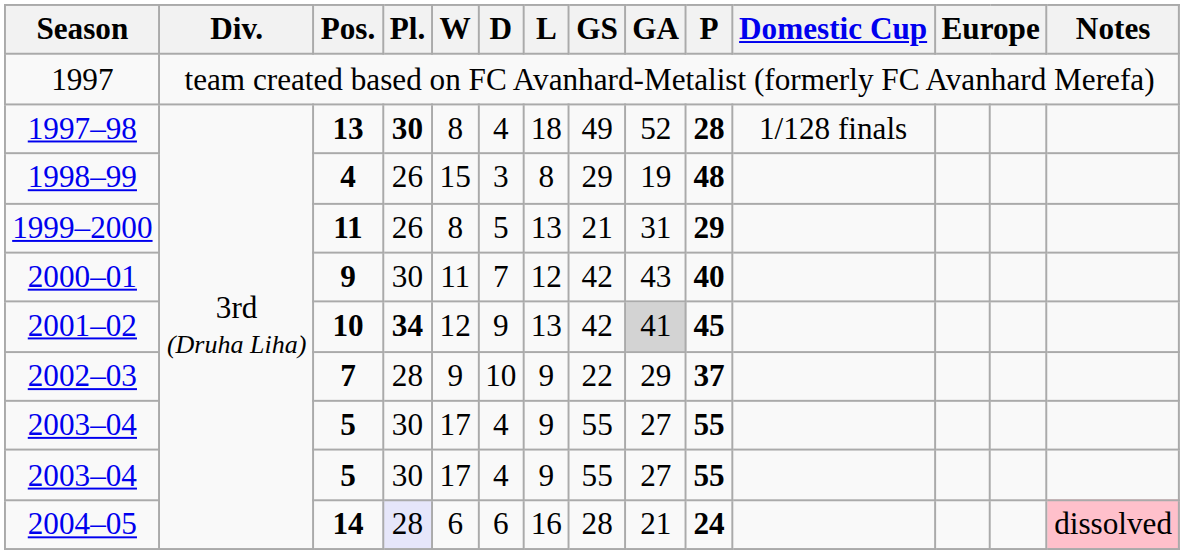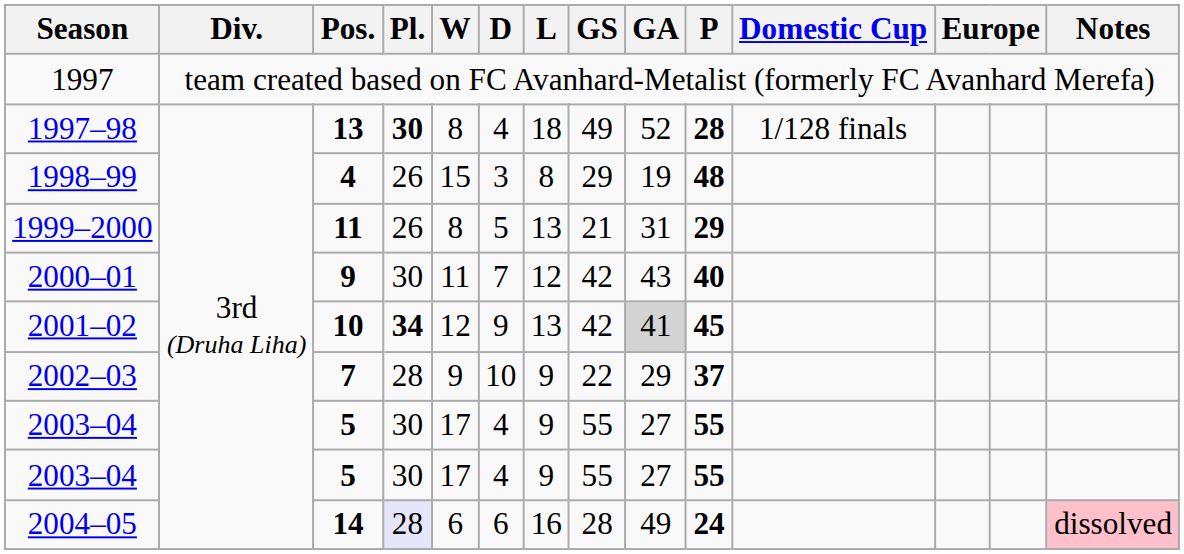(656, 524) 21 -> (656, 524) 49
